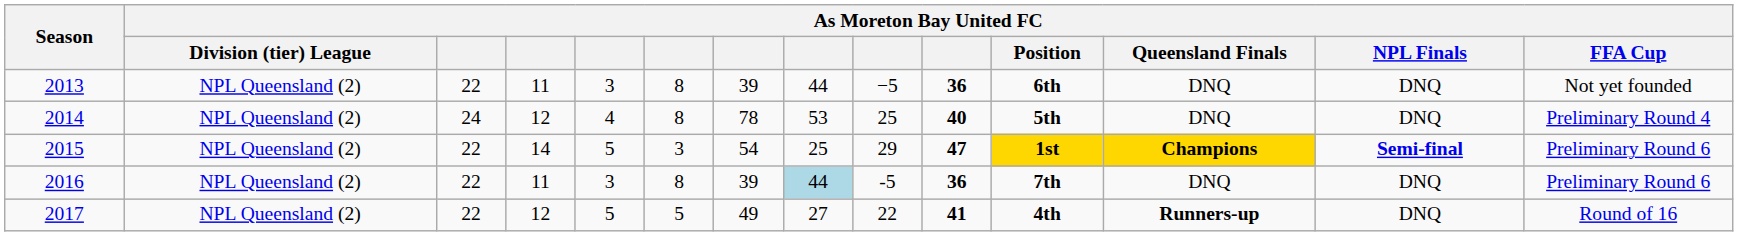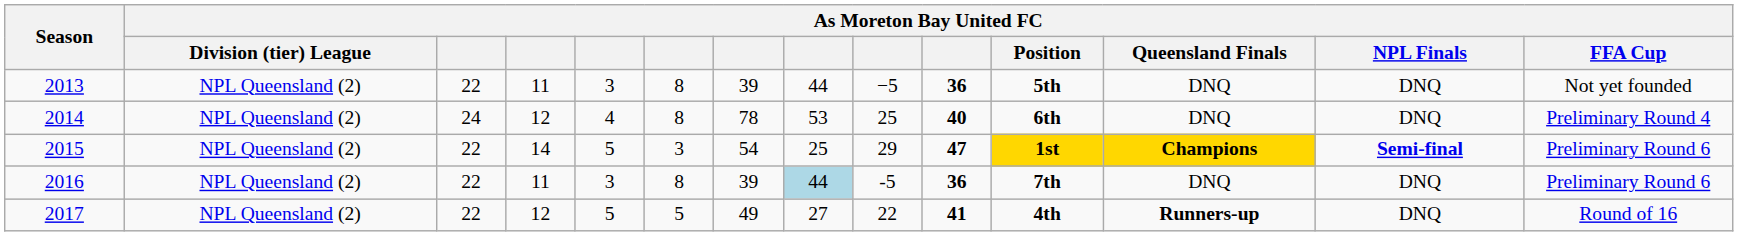(1047, 84) 6th -> (1047, 84) 5th
(1047, 117) 5th -> (1047, 117) 6th
